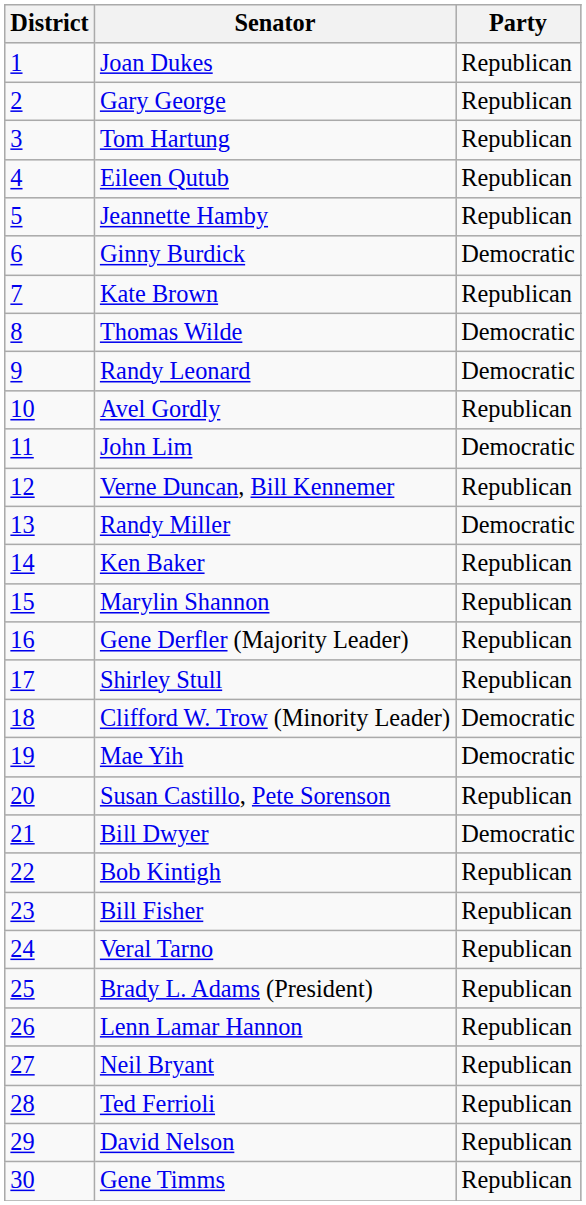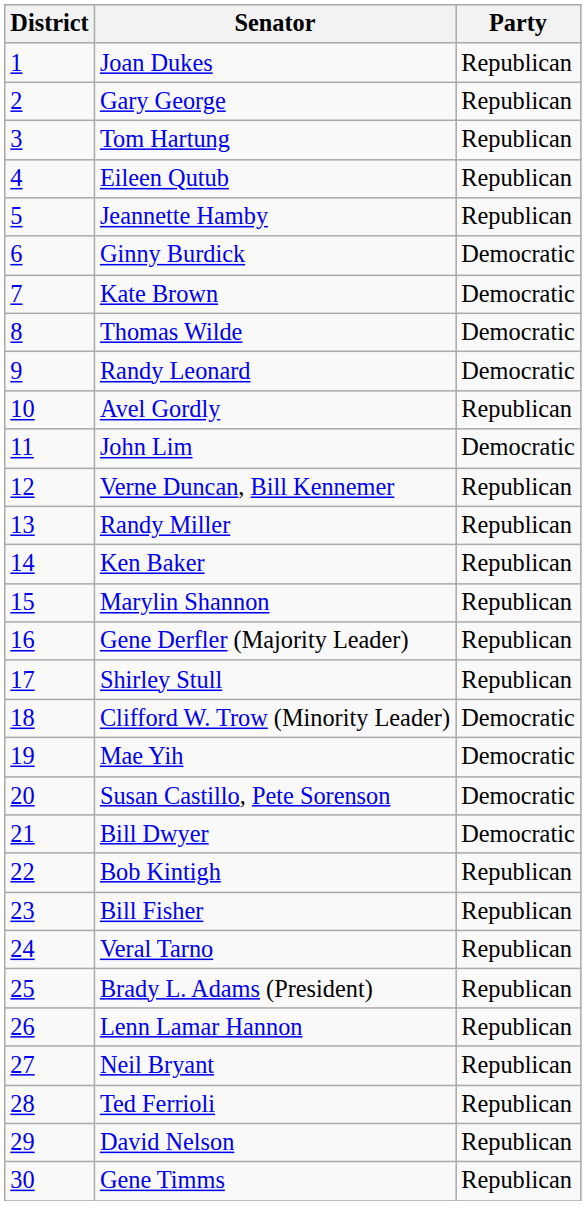(517, 293) Republican -> (518, 293) Democratic
(518, 525) Democratic -> (517, 525) Republican
(517, 795) Republican -> (518, 795) Democratic
